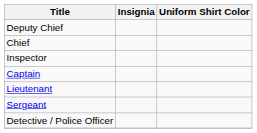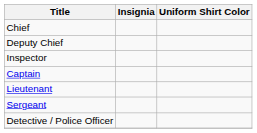rows swapped: (18, 43) <-> (35, 27)
